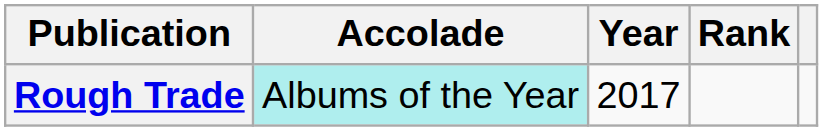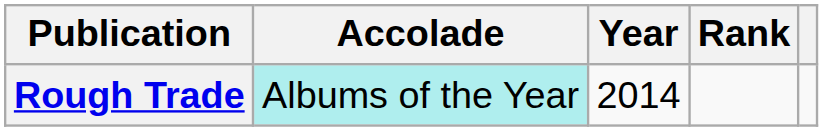(638, 94) 2017 -> (638, 94) 2014
